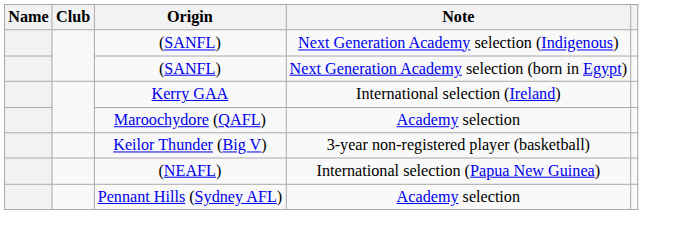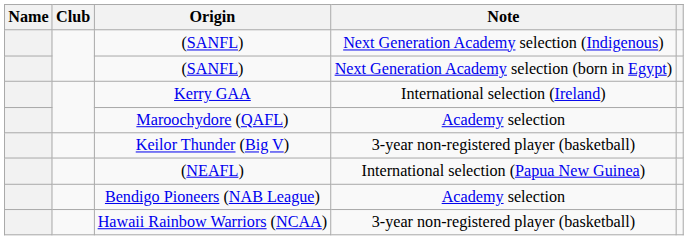+ row: (212, 196)
+ row: (212, 222)
- row: (190, 196)
